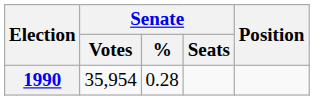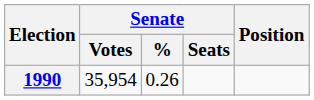(162, 79) 0.28 -> (162, 79) 0.26
